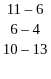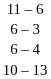+ row: (25, 29)
